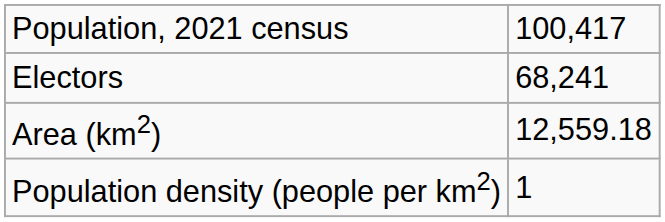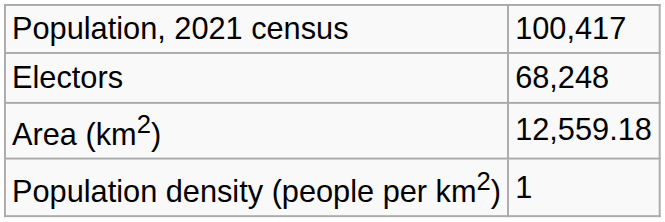(562, 77) 68,241 -> (562, 77) 68,248
